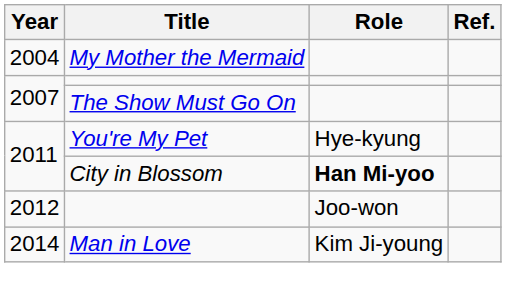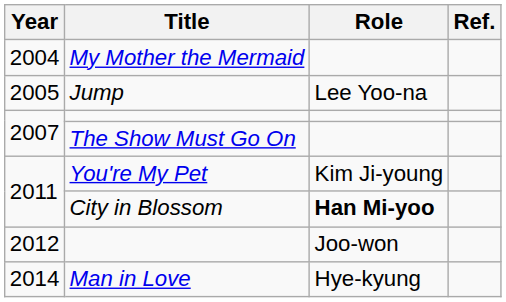+ row: (35, 92)
(368, 138) Hye-kyung -> (379, 173) Kim Ji-young
(379, 244) Kim Ji-young -> (368, 279) Hye-kyung
